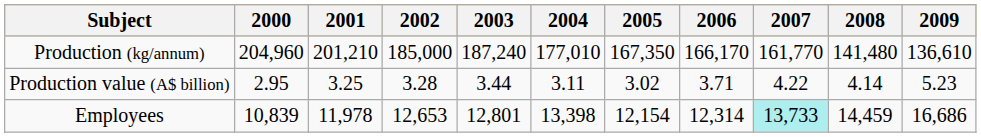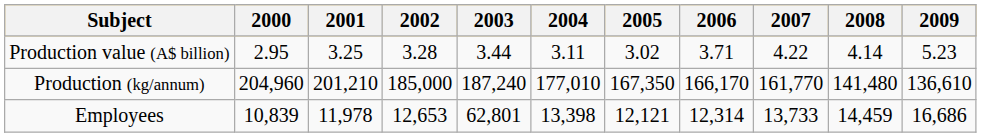rows swapped: (119, 52) <-> (119, 83)
(494, 115) 12,801 -> (494, 115) 62,801
(642, 115) 12,154 -> (642, 115) 12,121
(791, 115) paleturquoise background -> (791, 115) no background
